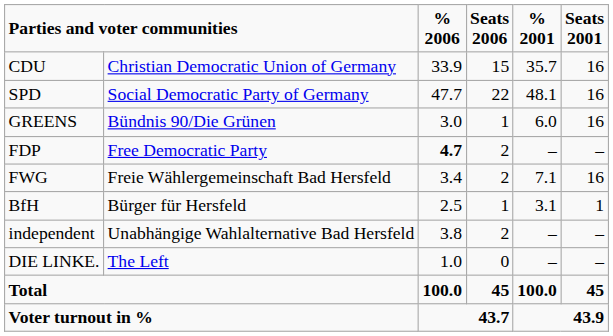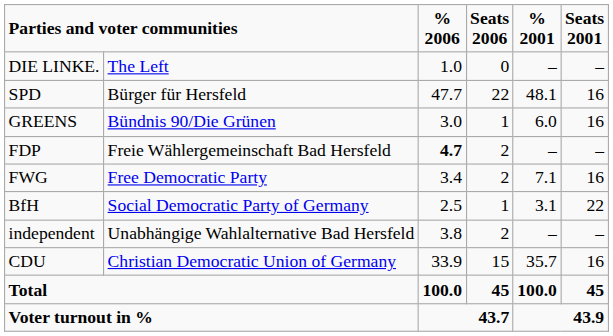rows swapped: (27, 66) <-> (54, 261)
(238, 94) Social Democratic Party of Germany -> (177, 94) Bürger für Hersfeld
(187, 149) Free Democratic Party -> (249, 149) Freie Wählergemeinschaft Bad Hersfeld
(249, 177) Freie Wählergemeinschaft Bad Hersfeld -> (187, 177) Free Democratic Party
(177, 205) Bürger für Hersfeld -> (238, 205) Social Democratic Party of Germany
(600, 205) 1 -> (595, 205) 22
